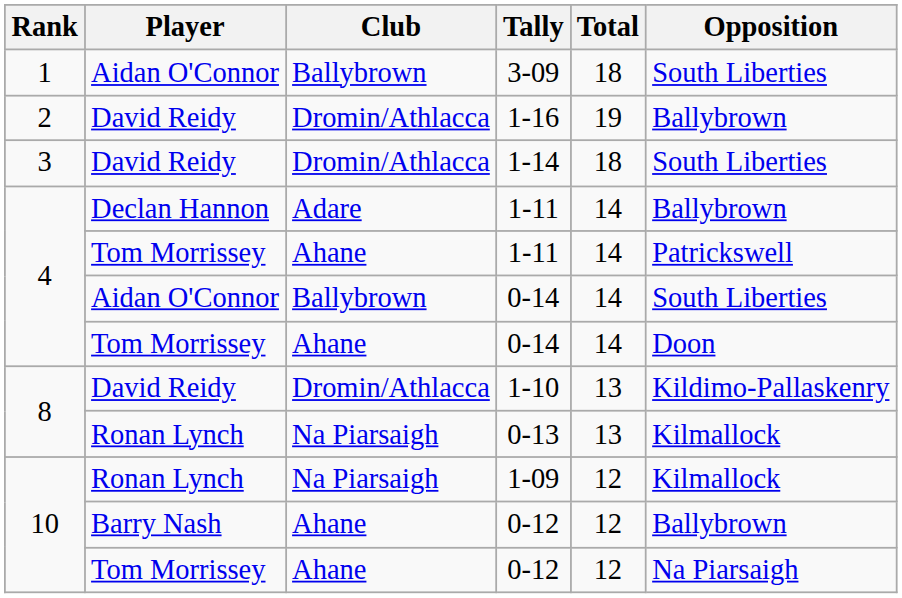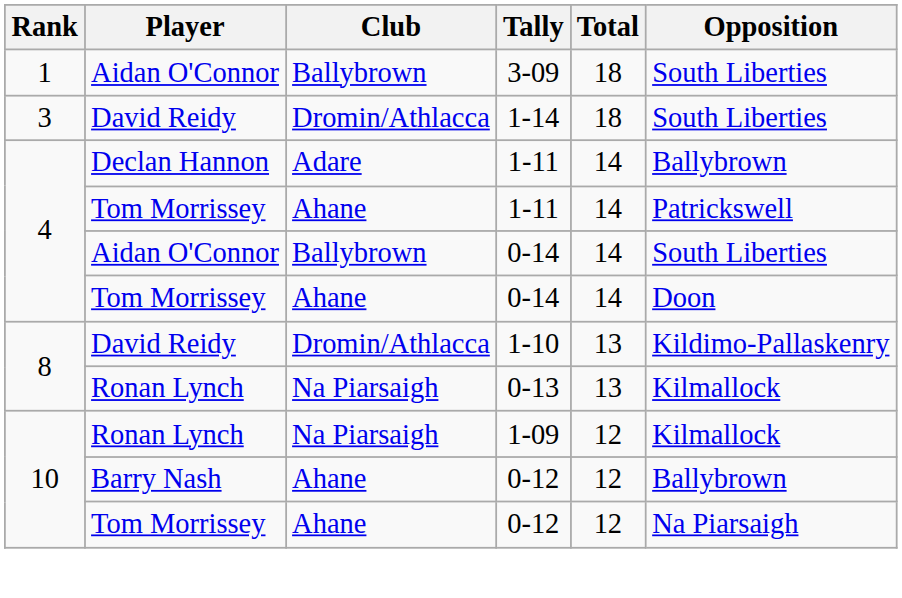- row: (163, 117)
